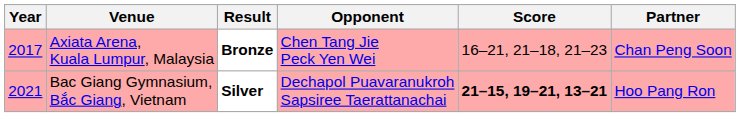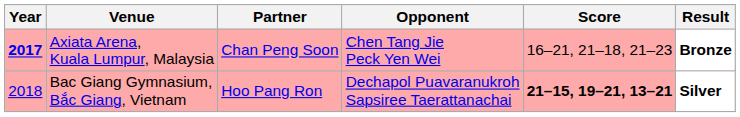columns swapped: (673, 17) <-> (247, 17)
(25, 50) normal -> (25, 50) bold
(25, 91) 2021 -> (25, 91) 2018
